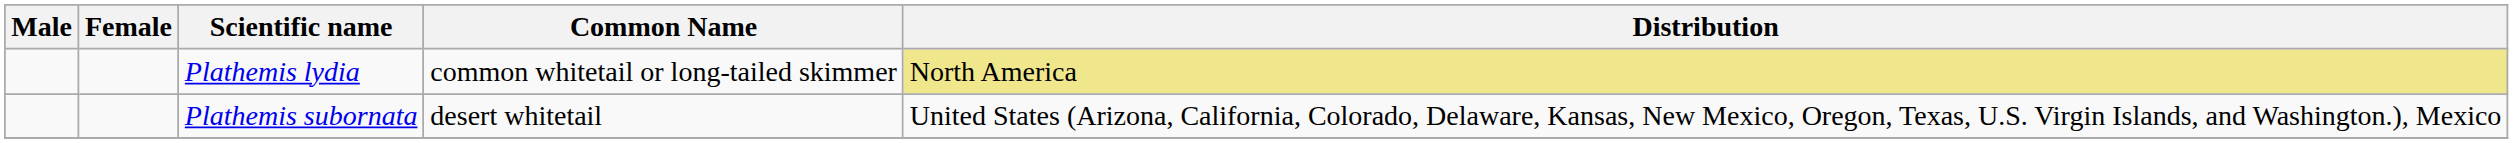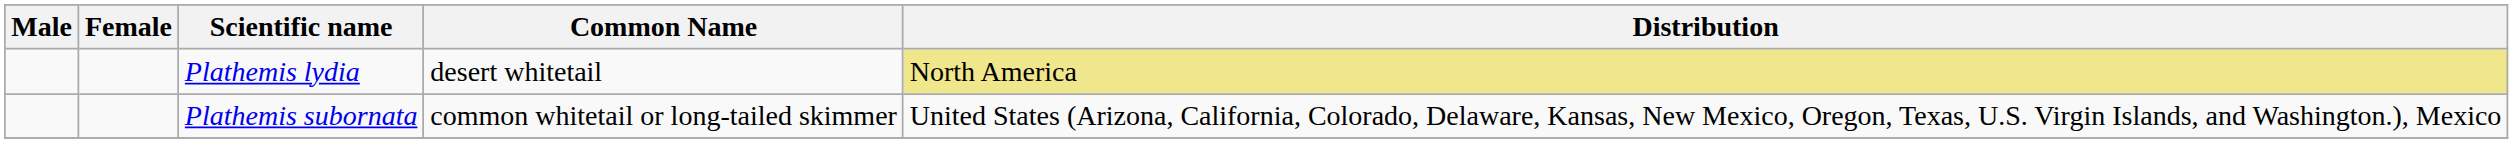(664, 71) common whitetail or long-tailed skimmer -> (516, 71) desert whitetail
(516, 115) desert whitetail -> (664, 115) common whitetail or long-tailed skimmer
